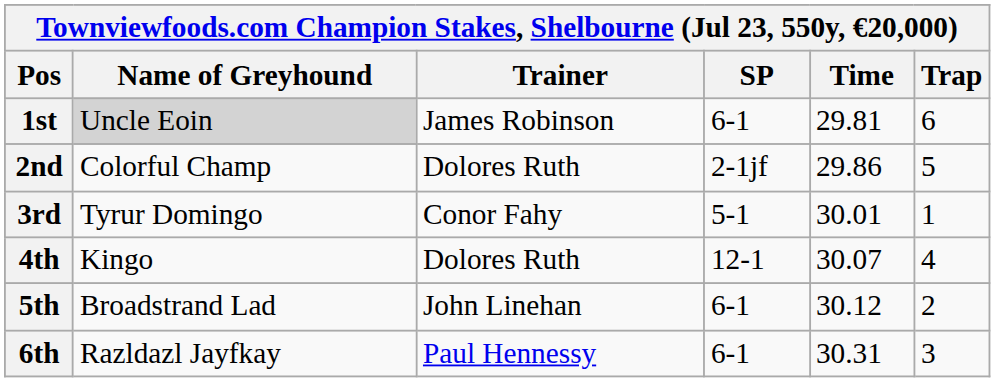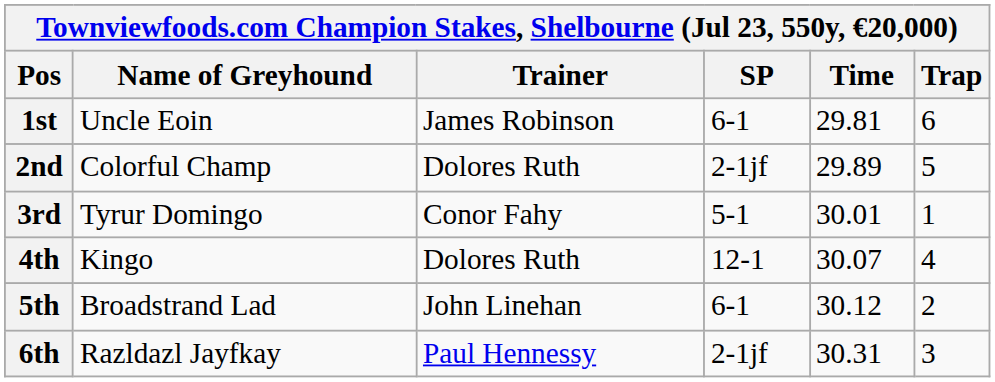(146, 120) lightgrey background -> (146, 120) no background
(849, 167) 29.86 -> (849, 167) 29.89
(730, 352) 6-1 -> (739, 352) 2-1jf
